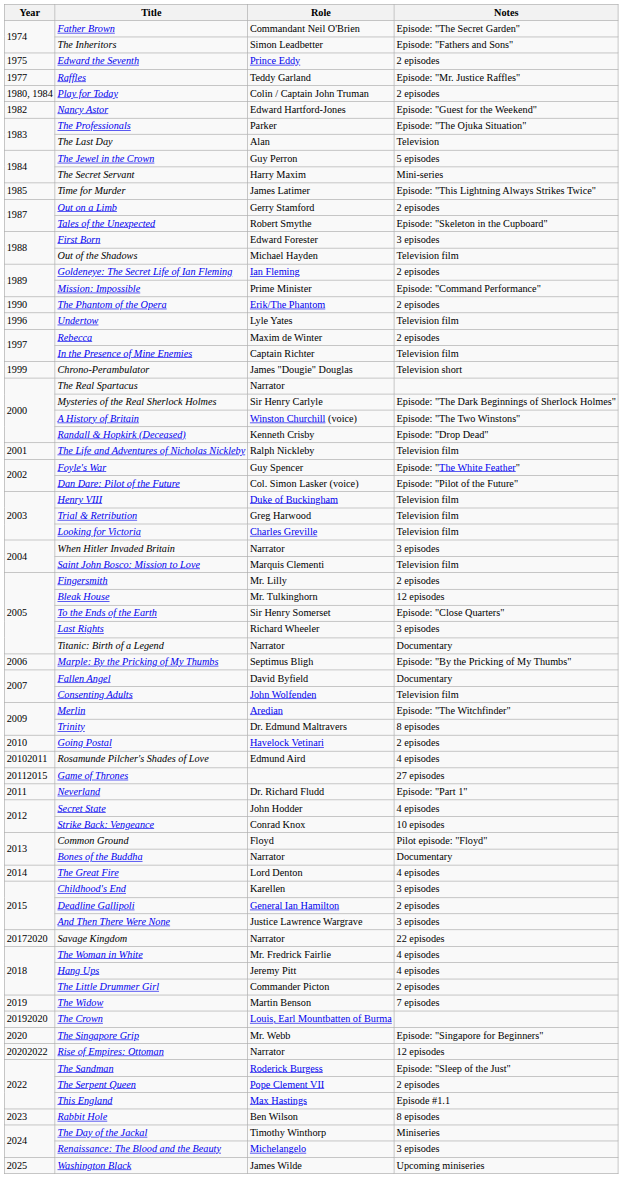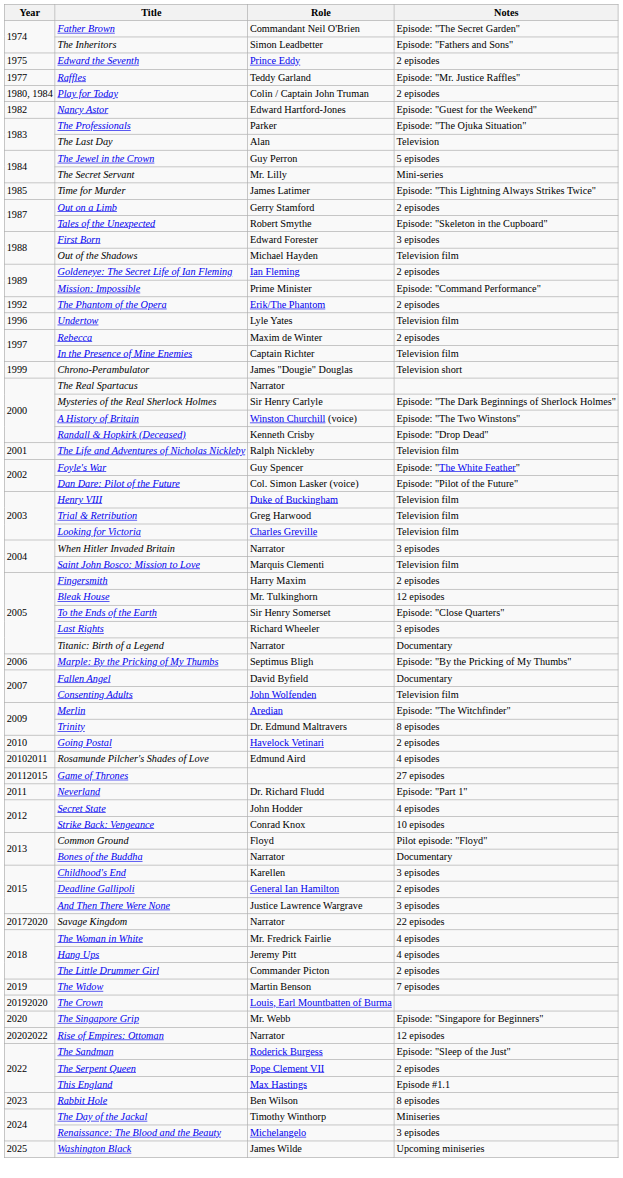(278, 175) Harry Maxim -> (268, 175) Mr. Lilly
(17, 304) 1990 -> (17, 304) 1992
(268, 581) Mr. Lilly -> (278, 581) Harry Maxim
- row: (88, 873)
